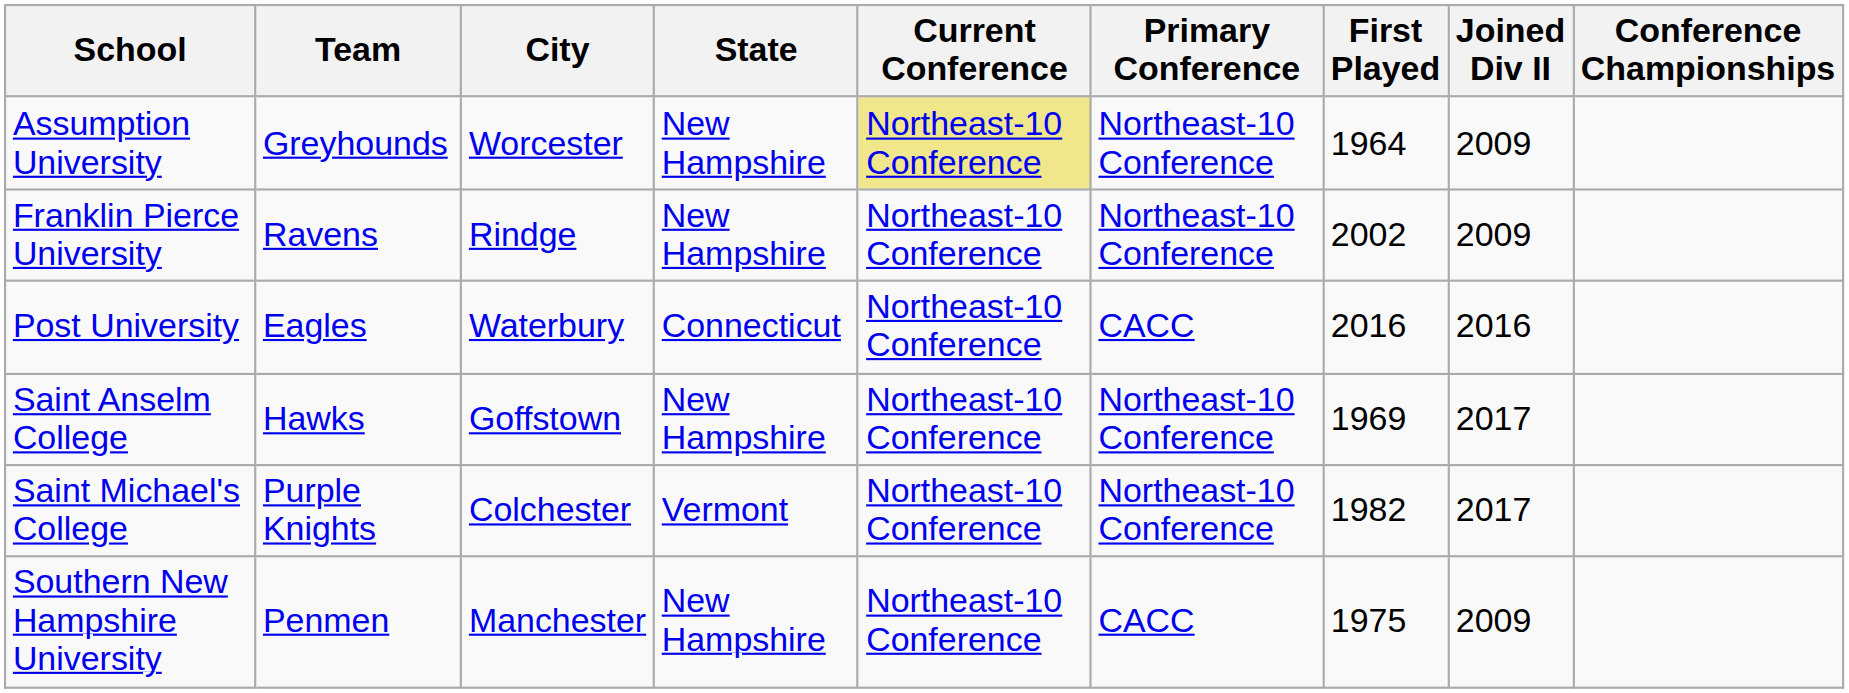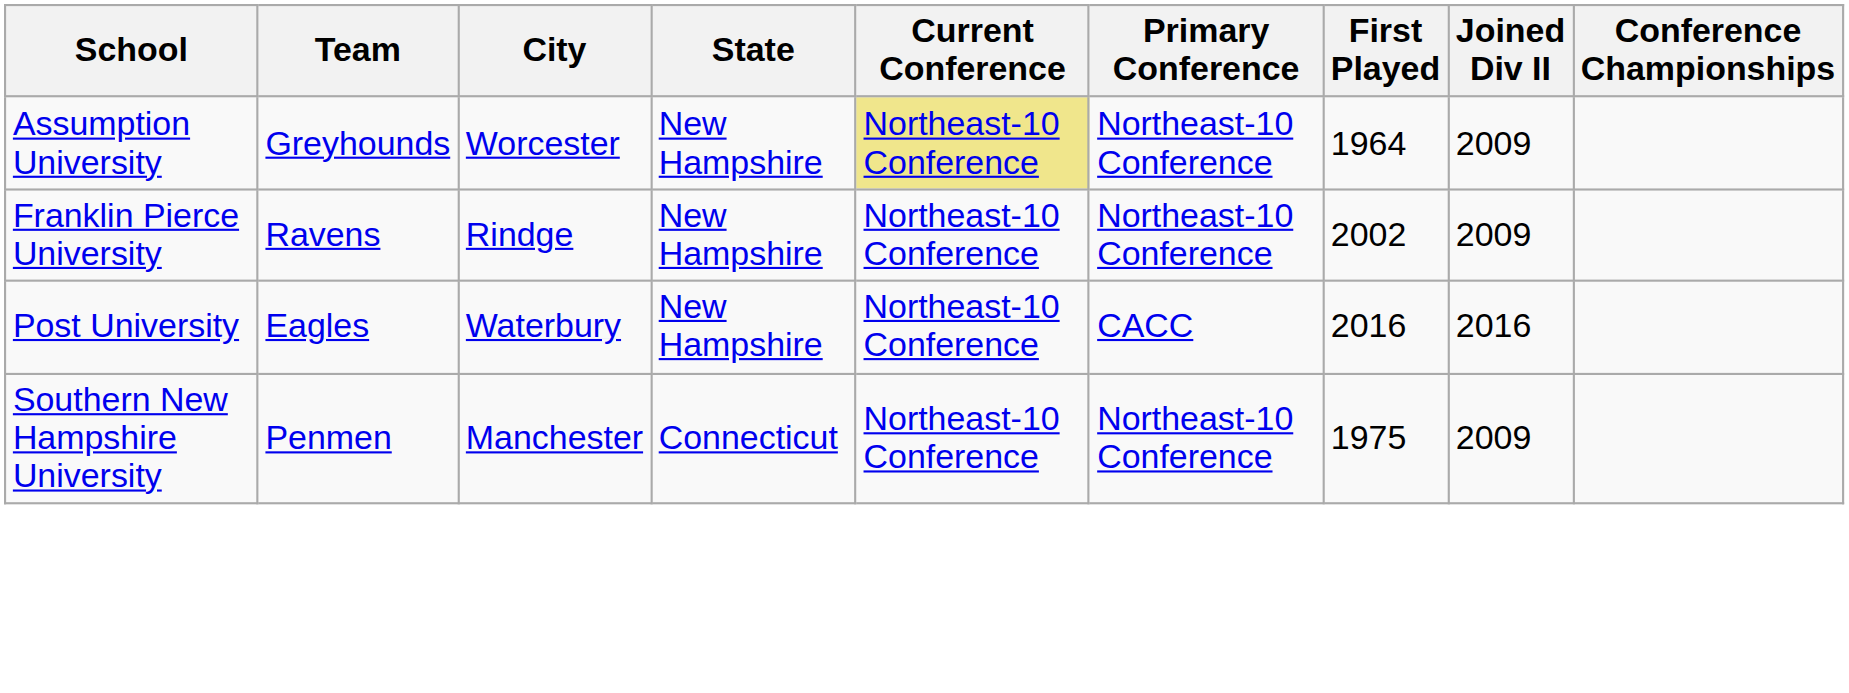(751, 326) Connecticut -> (741, 326) New Hampshire
- row: (112, 418)
- row: (126, 510)
(744, 621) New Hampshire -> (748, 437) Connecticut
(1147, 621) CACC -> (1195, 437) Northeast-10 Conference
